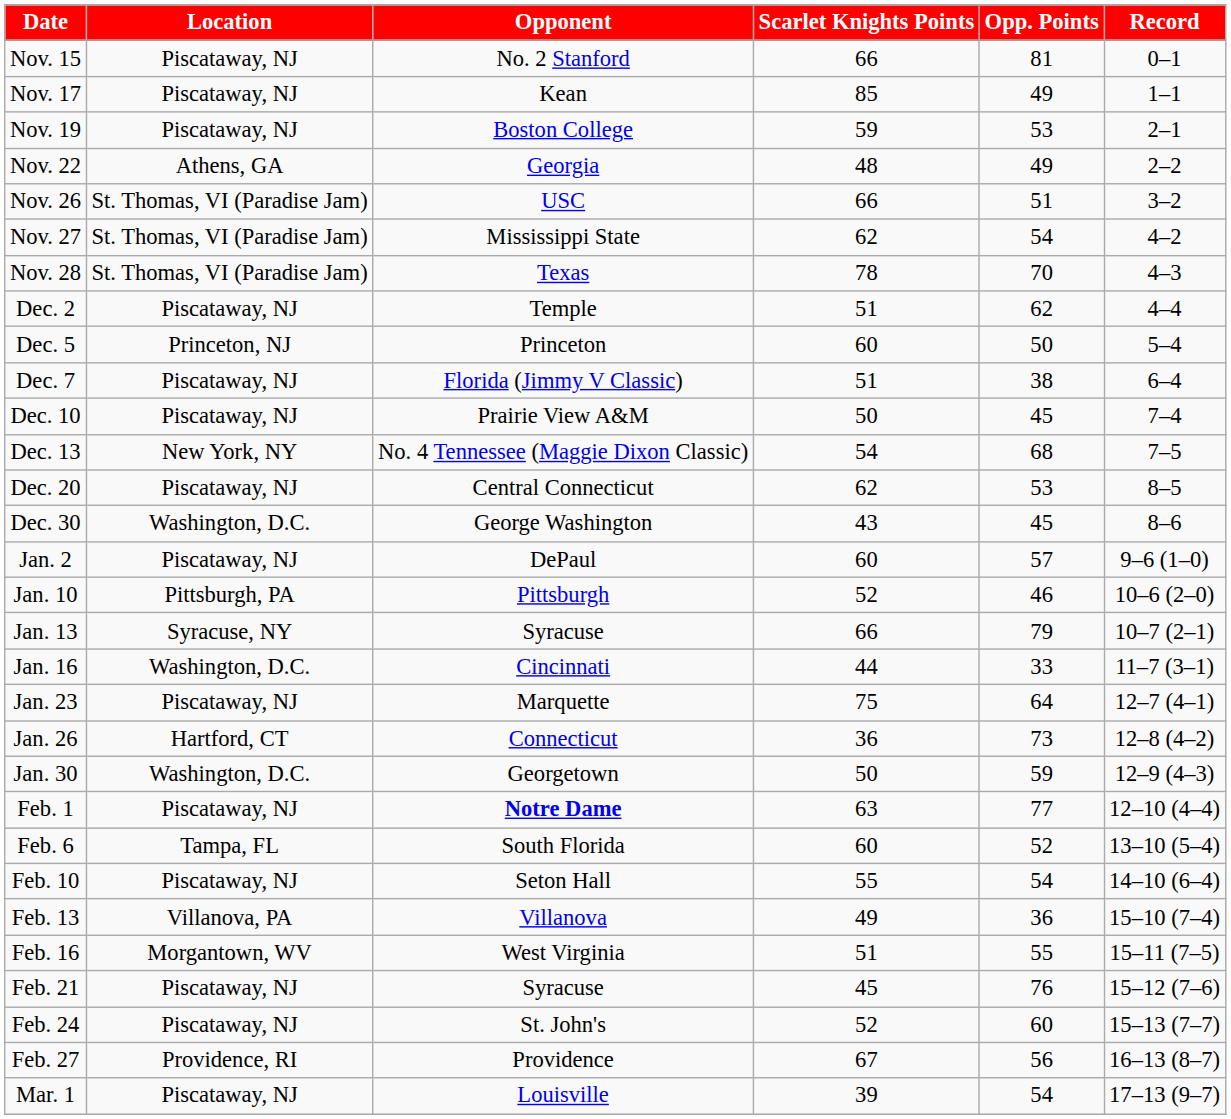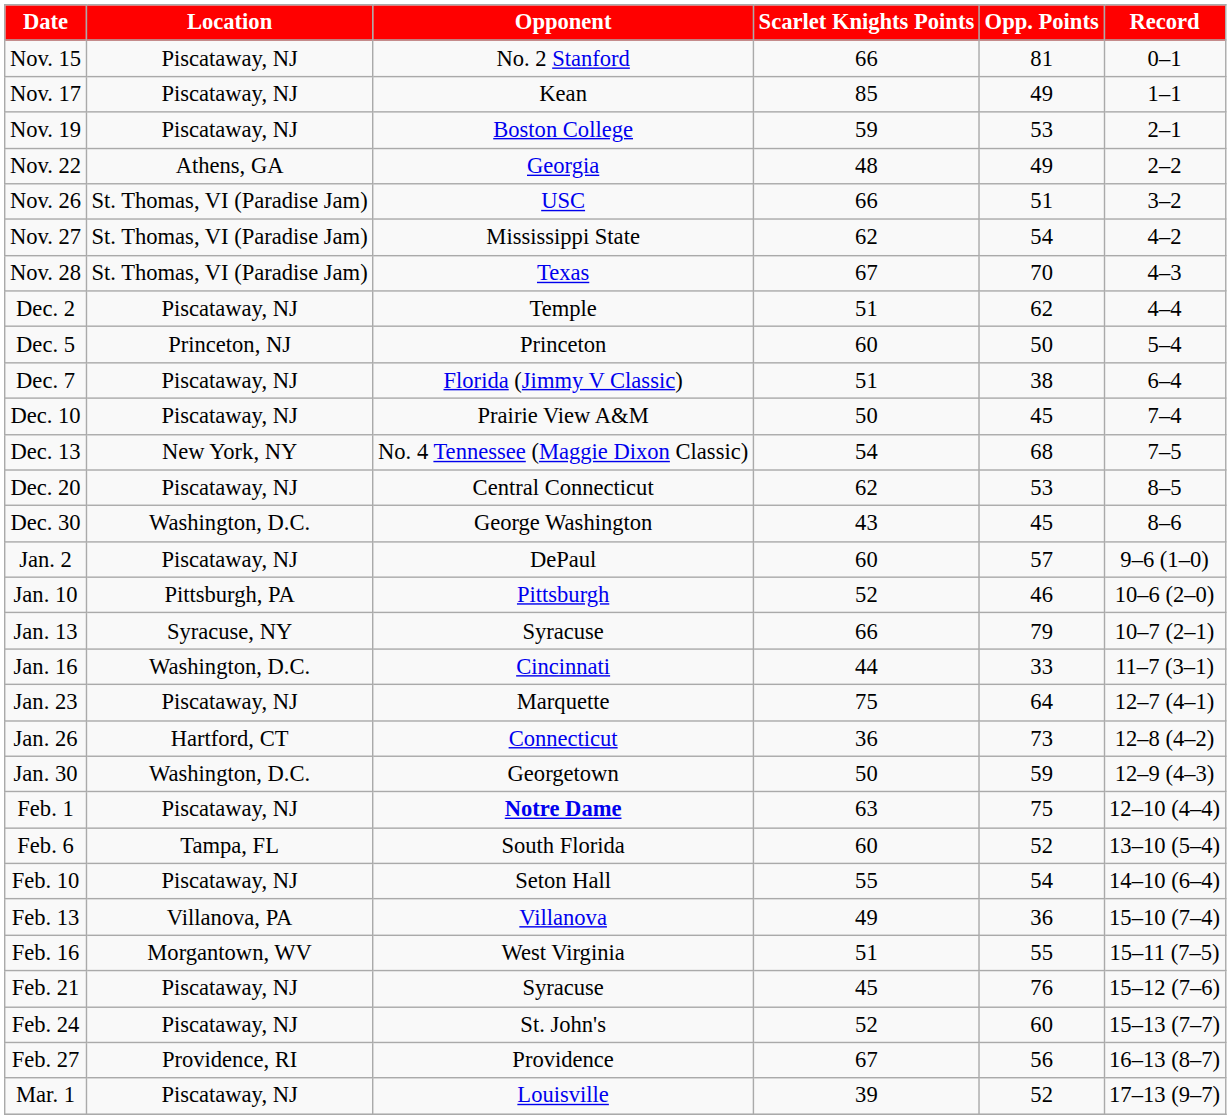(866, 272) 78 -> (866, 272) 67
(1042, 809) 77 -> (1042, 809) 75
(1042, 1095) 54 -> (1042, 1095) 52
